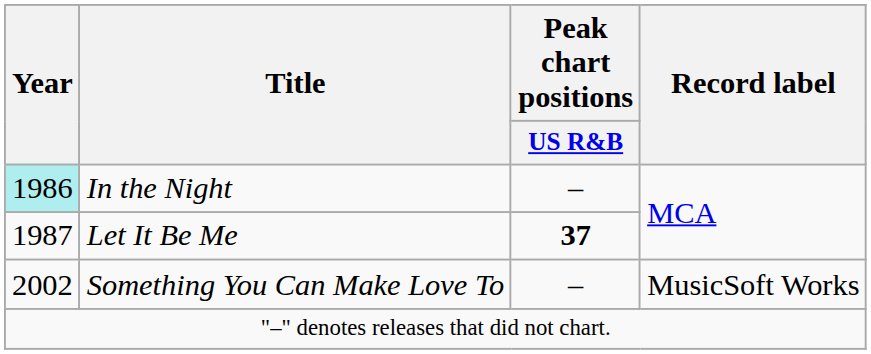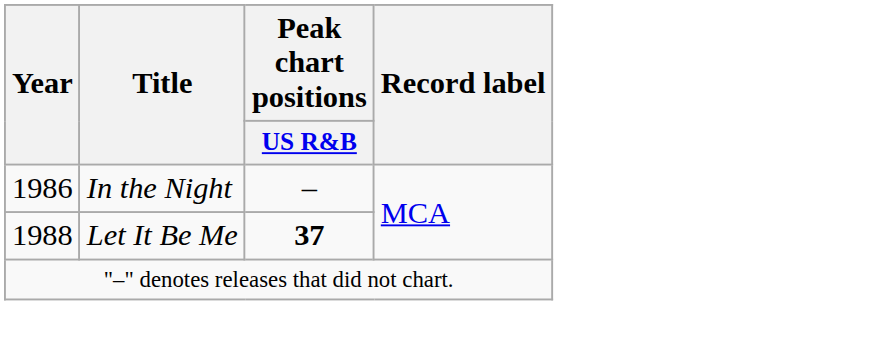(42, 187) paleturquoise background -> (42, 187) no background
(42, 235) 1987 -> (42, 235) 1988
- row: (296, 284)
